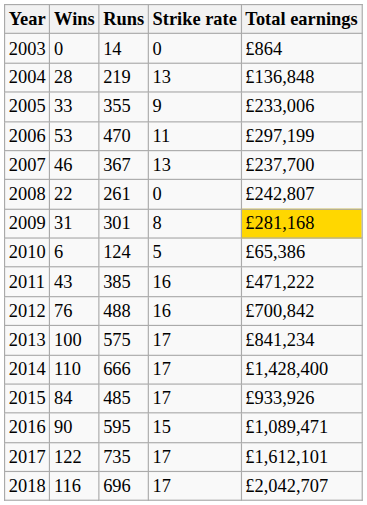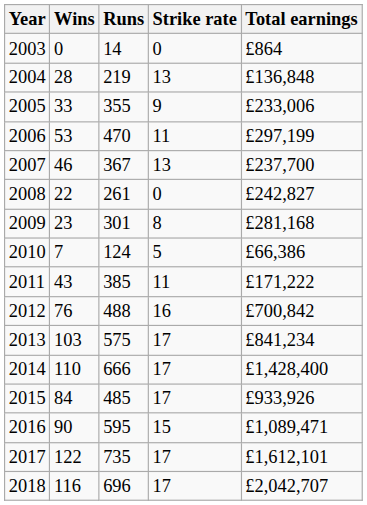(280, 194) £242,807 -> (280, 194) £242,827
(63, 223) 31 -> (63, 223) 23
(280, 223) gold background -> (280, 223) no background
(59, 252) 6 -> (59, 252) 7
(275, 252) £65,386 -> (275, 252) £66,386
(162, 281) 16 -> (161, 281) 11
(280, 281) £471,222 -> (280, 281) £171,222
(68, 340) 100 -> (68, 340) 103
